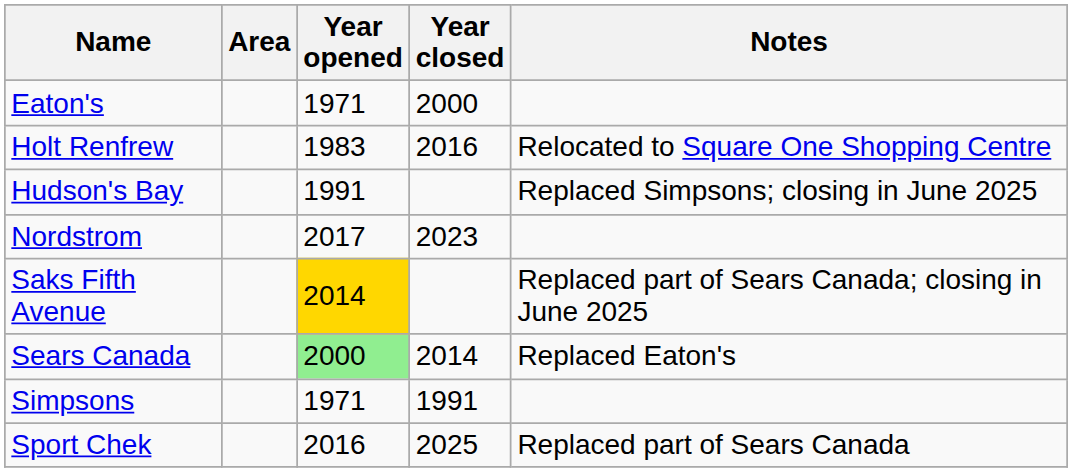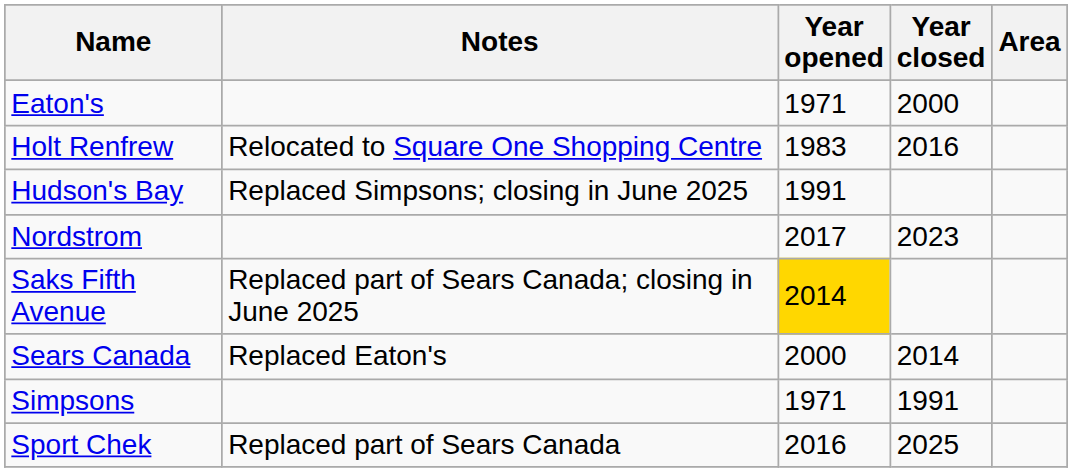columns swapped: (259, 42) <-> (789, 42)
(334, 356) lightgreen background -> (815, 356) no background
